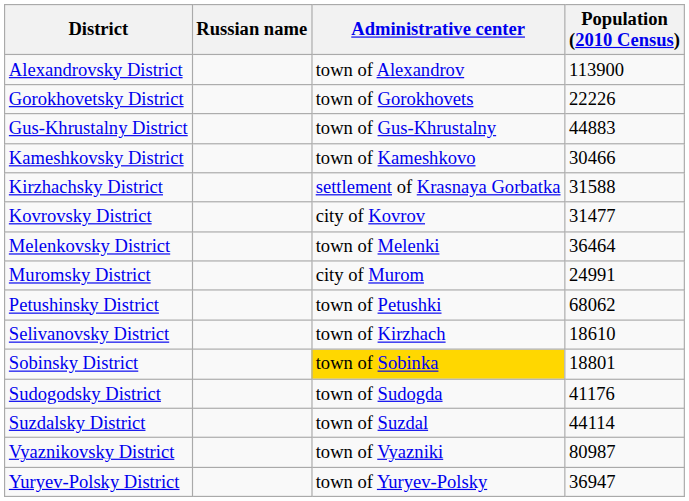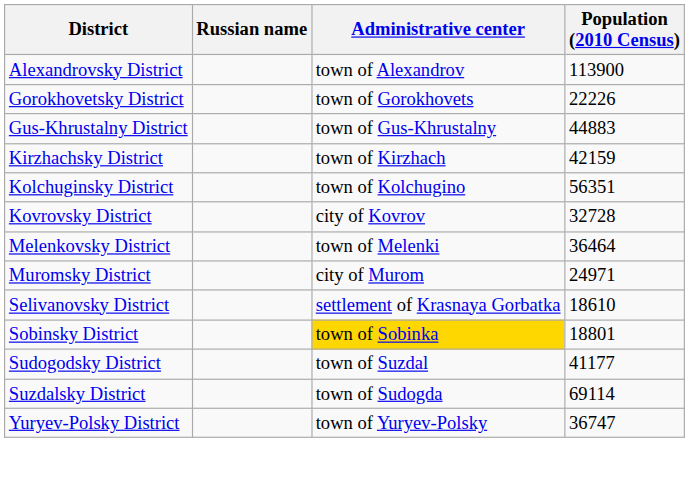- row: (96, 157)
(438, 187) settlement of Krasnaya Gorbatka -> (381, 157) town of Kirzhach
(592, 187) 31588 -> (592, 157) 42159
+ row: (91, 187)
(592, 216) 31477 -> (592, 216) 32728
(592, 275) 24991 -> (592, 275) 24971
- row: (84, 305)
(381, 334) town of Kirzhach -> (438, 305) settlement of Krasnaya Gorbatka
(379, 393) town of Sudogda -> (372, 363) town of Suzdal
(592, 393) 41176 -> (592, 363) 41177
(372, 422) town of Suzdal -> (379, 393) town of Sudogda
(592, 422) 44114 -> (592, 393) 69114
- row: (92, 452)
(592, 481) 36947 -> (592, 422) 36747
